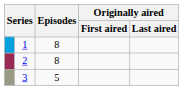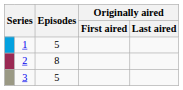(57, 45) 8 -> (57, 45) 5
